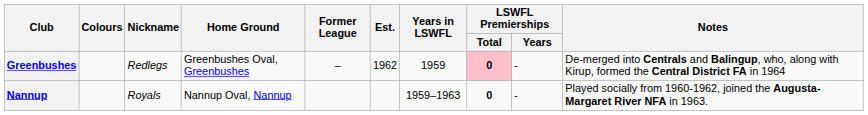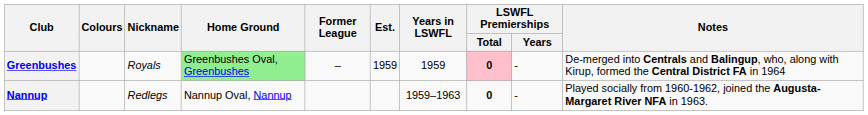(147, 65) Redlegs -> (144, 65) Royals
(231, 65) no background -> (231, 65) lightgreen background
(385, 65) 1962 -> (385, 65) 1959
(144, 95) Royals -> (147, 95) Redlegs
